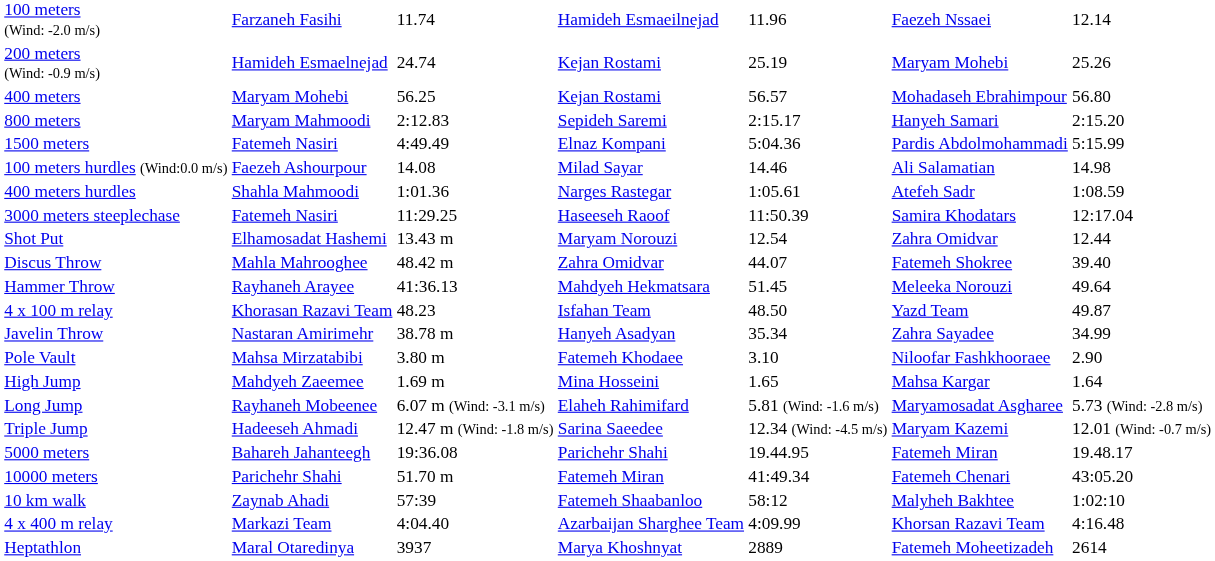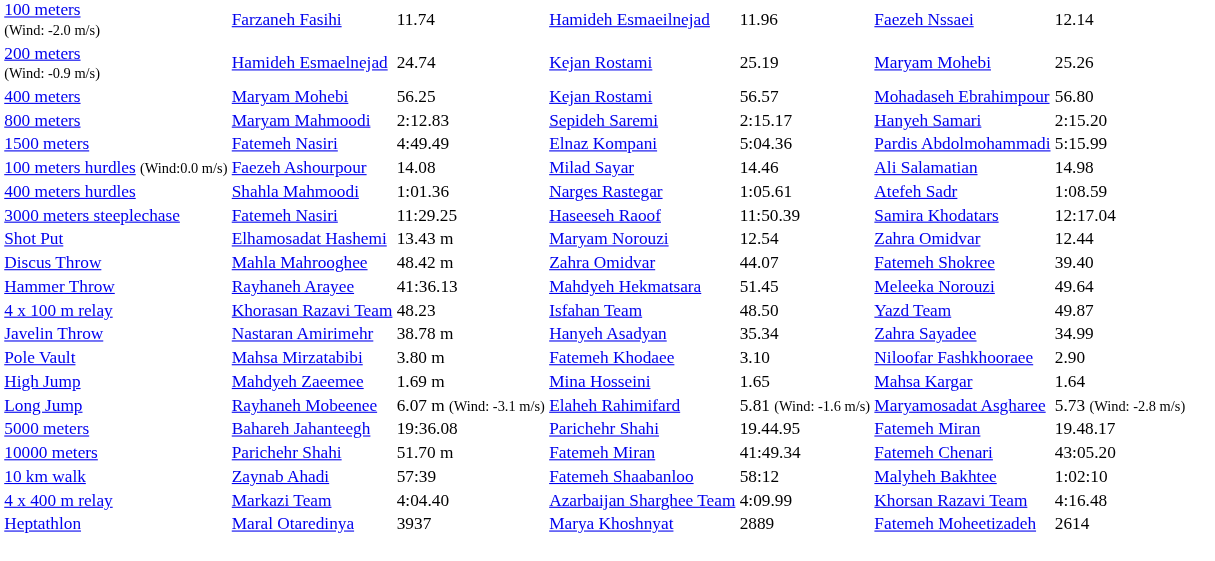- row: (46, 428)
